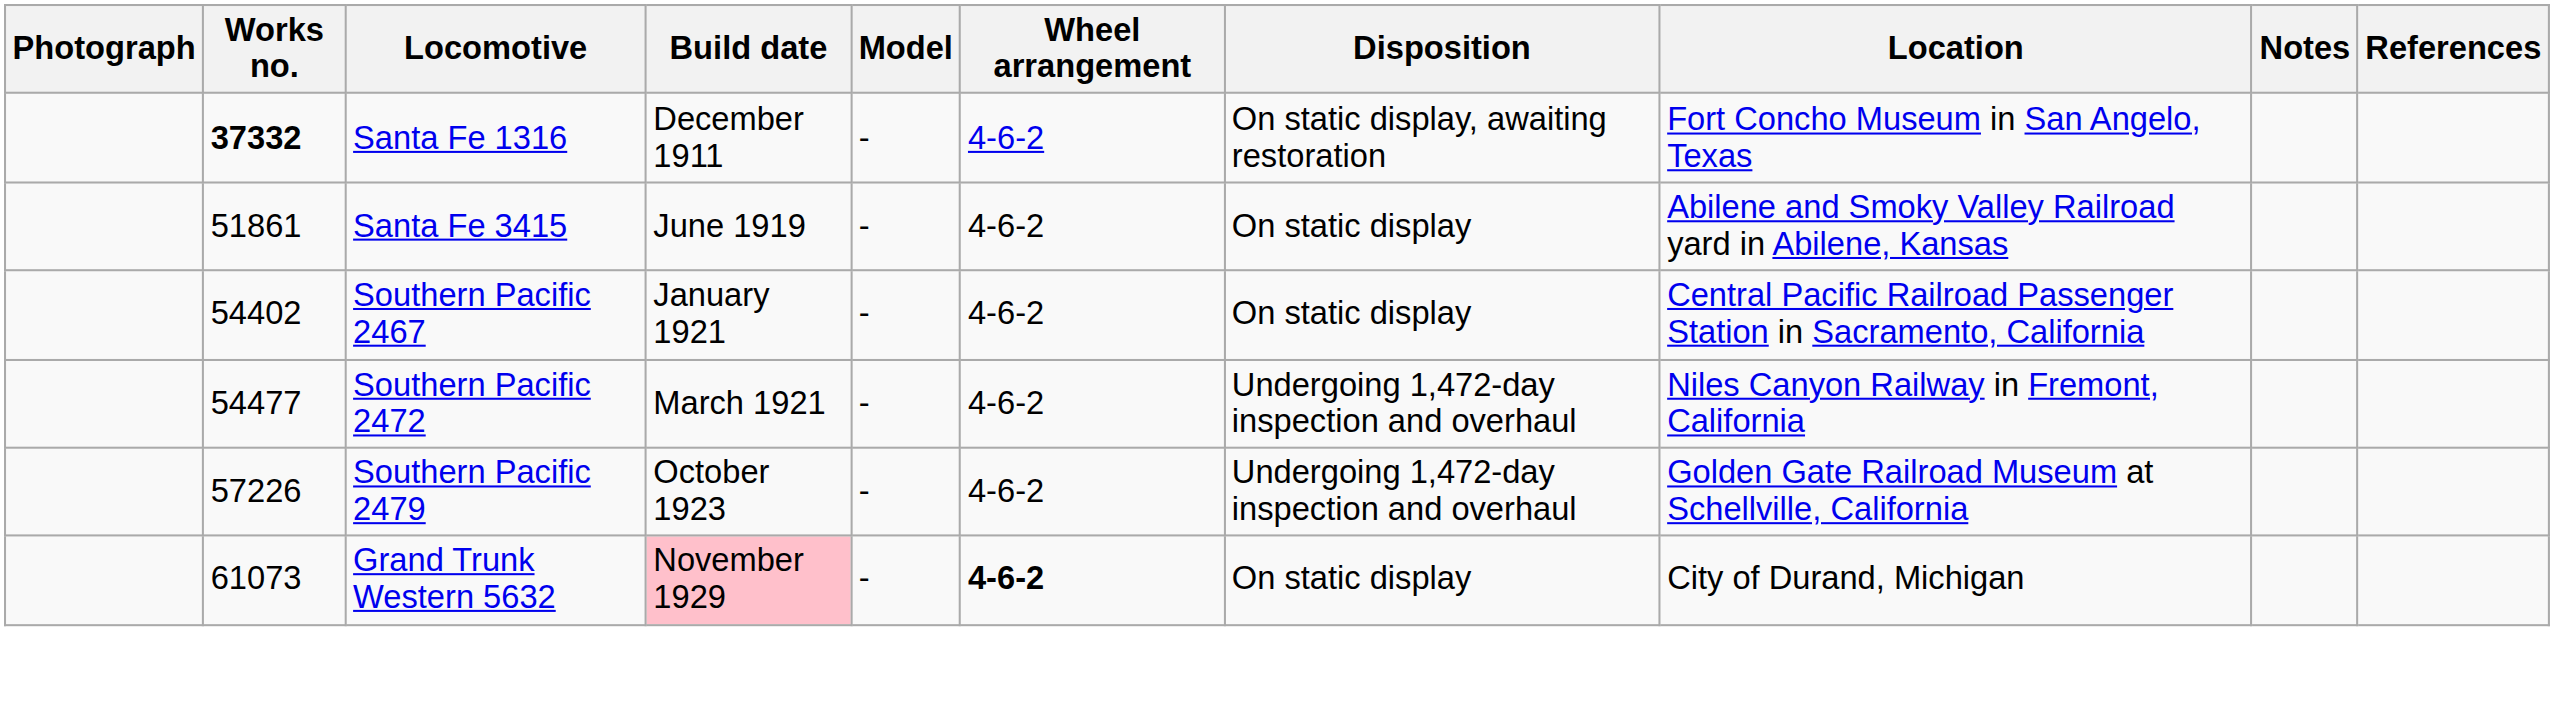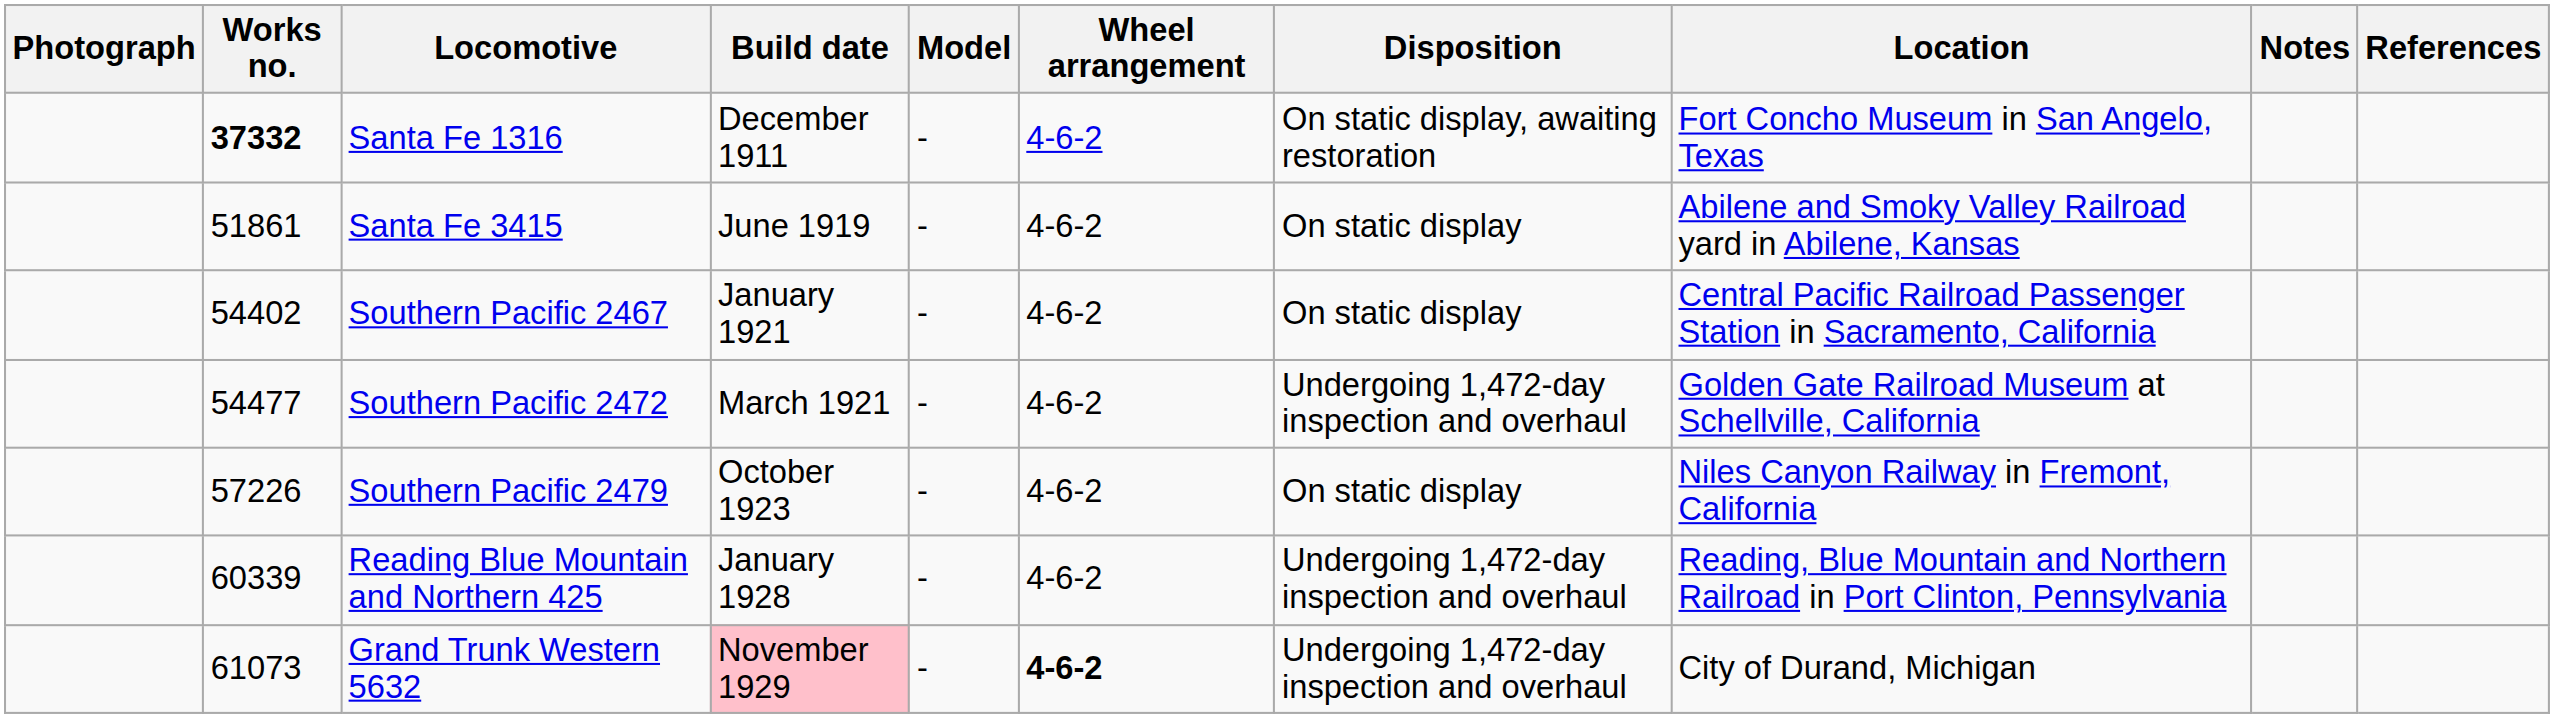(1913, 402) Niles Canyon Railway in Fremont, California -> (1922, 402) Golden Gate Railroad Museum at Schellville, California
(1404, 491) Undergoing 1,472-day inspection and overhaul -> (1402, 491) On static display
(1910, 491) Golden Gate Railroad Museum at Schellville, California -> (1924, 491) Niles Canyon Railway in Fremont, California
+ row: (518, 579)
(1352, 579) On static display -> (1454, 668) Undergoing 1,472-day inspection and overhaul
